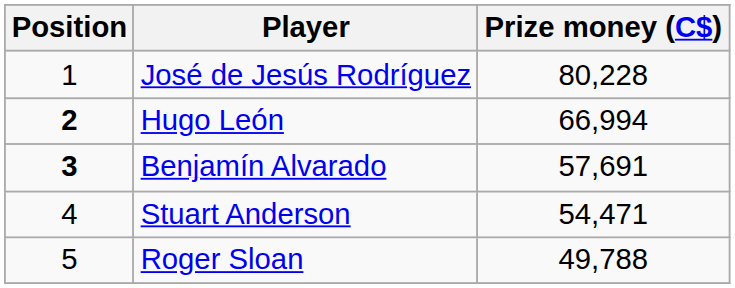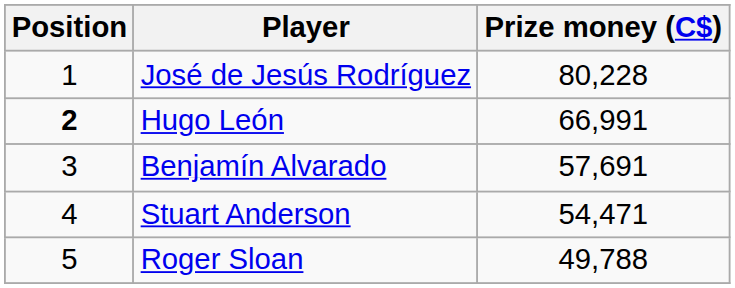(603, 120) 66,994 -> (603, 120) 66,991
(69, 167) bold -> (69, 167) normal
